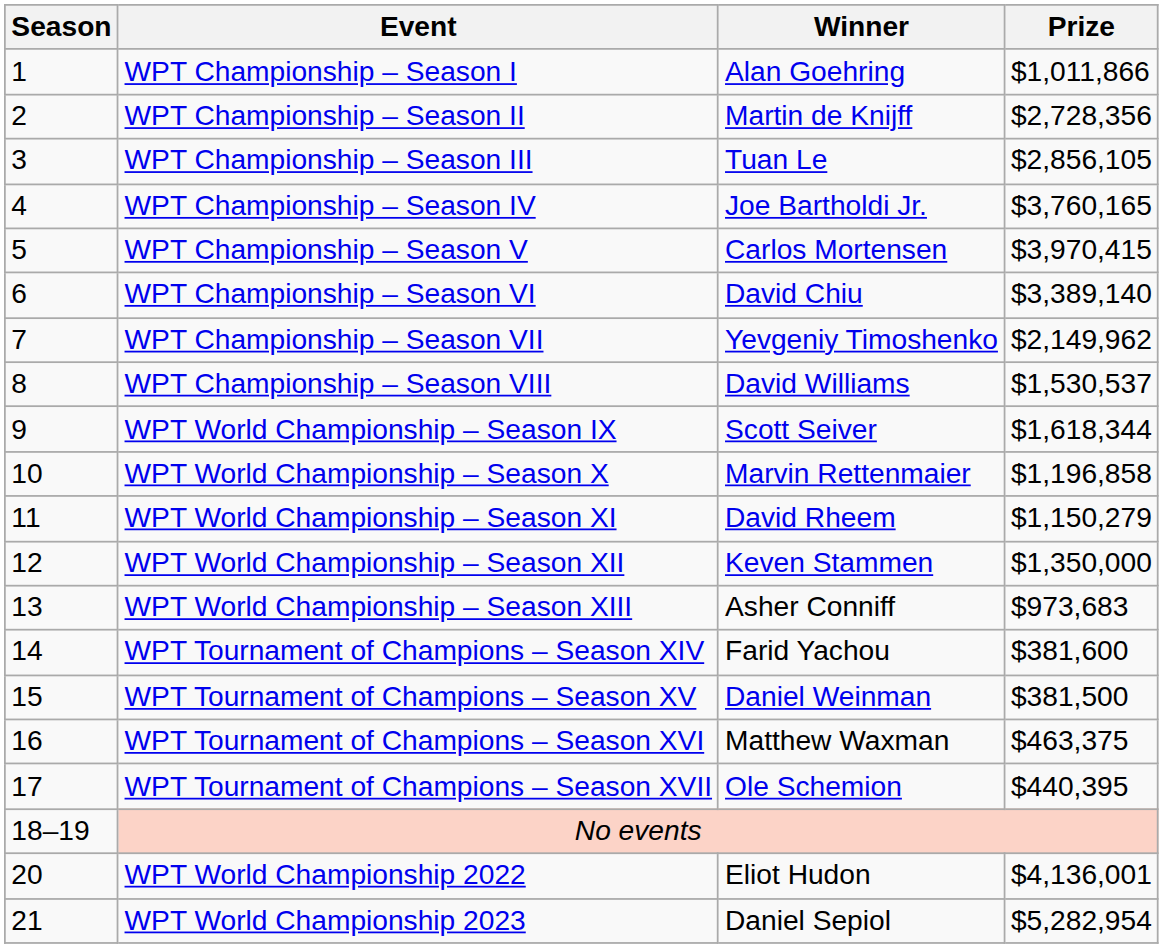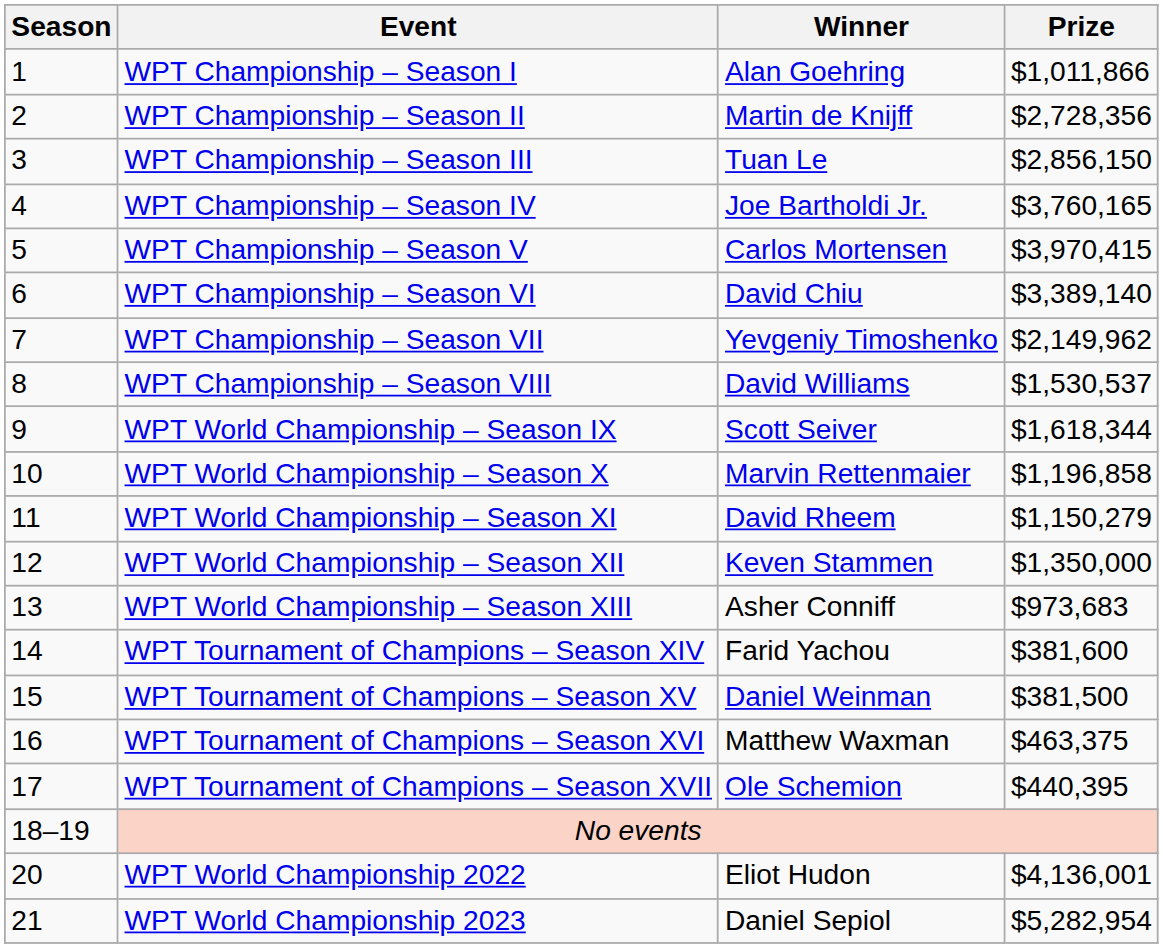(1081, 160) $2,856,105 -> (1081, 160) $2,856,150
